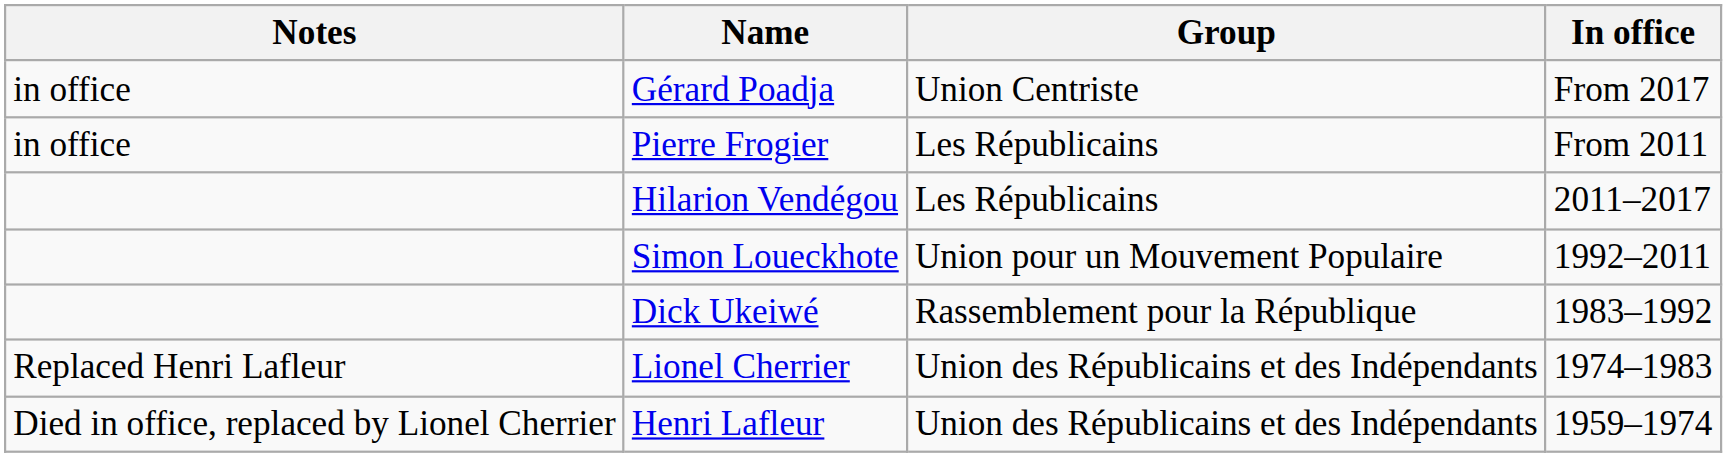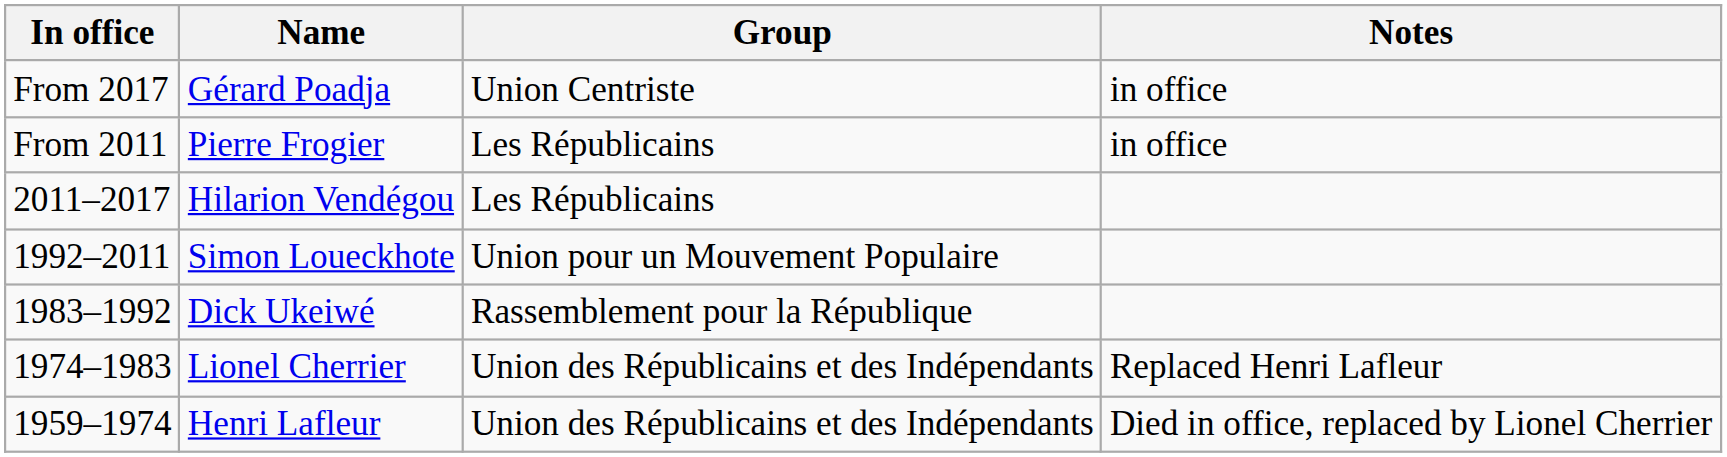columns swapped: (1633, 32) <-> (314, 32)
